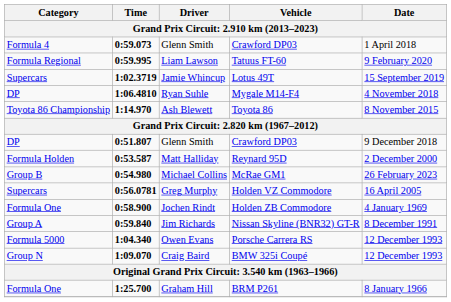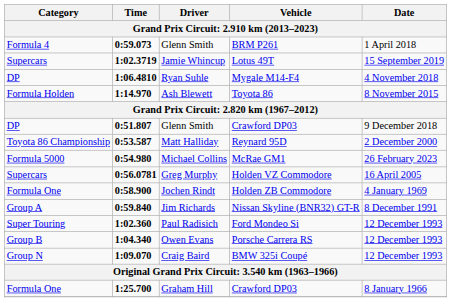(264, 45) Crawford DP03 -> (255, 45) BRM P261
- row: (133, 61)
(58, 110) Toyota 86 Championship -> (40, 93) Formula Holden
(40, 158) Formula Holden -> (58, 142) Toyota 86 Championship
(24, 175) Group B -> (36, 158) Formula 5000
+ row: (133, 223)
(36, 239) Formula 5000 -> (24, 239) Group B
(255, 288) BRM P261 -> (264, 288) Crawford DP03
